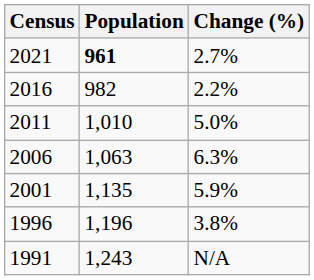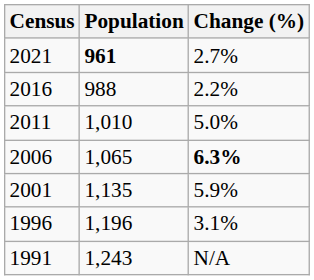(100, 88) 982 -> (100, 88) 988
(108, 156) 1,063 -> (108, 156) 1,065
(216, 156) normal -> (218, 156) bold
(216, 223) 3.8% -> (216, 223) 3.1%
